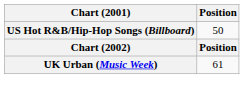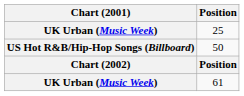+ row: (218, 30)
